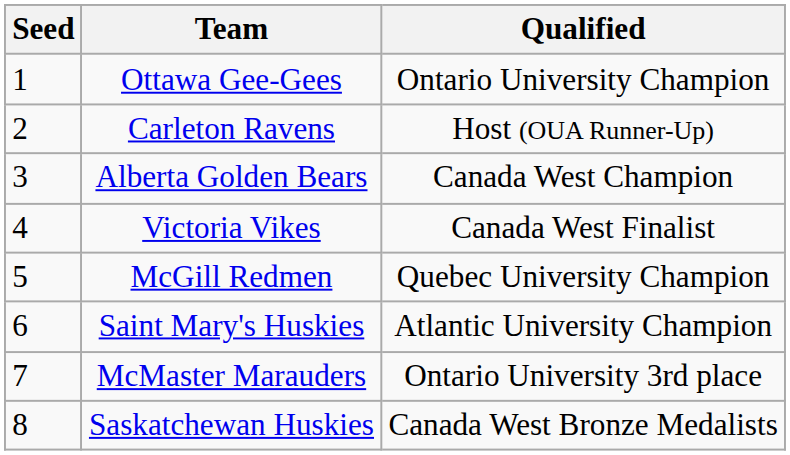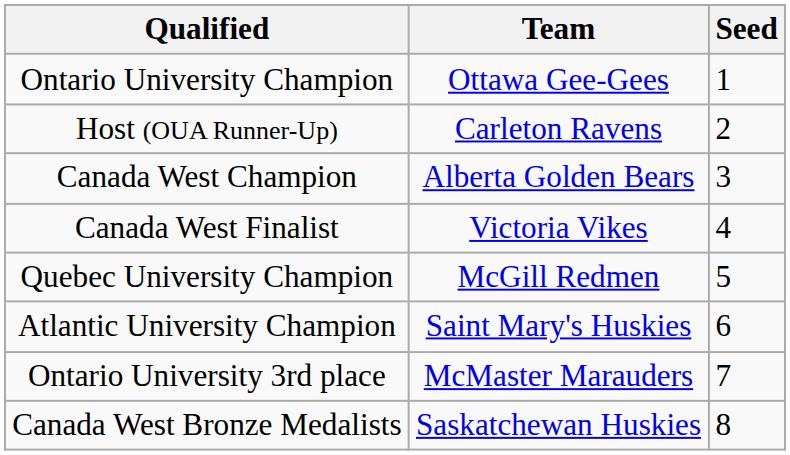columns swapped: (43, 29) <-> (583, 29)
